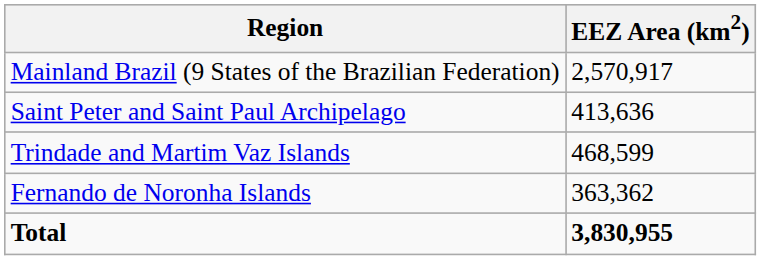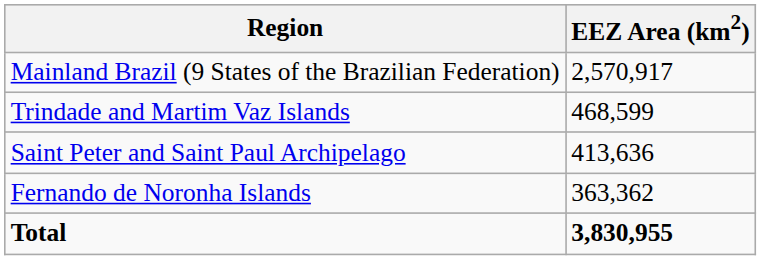rows swapped: (180, 152) <-> (208, 112)
